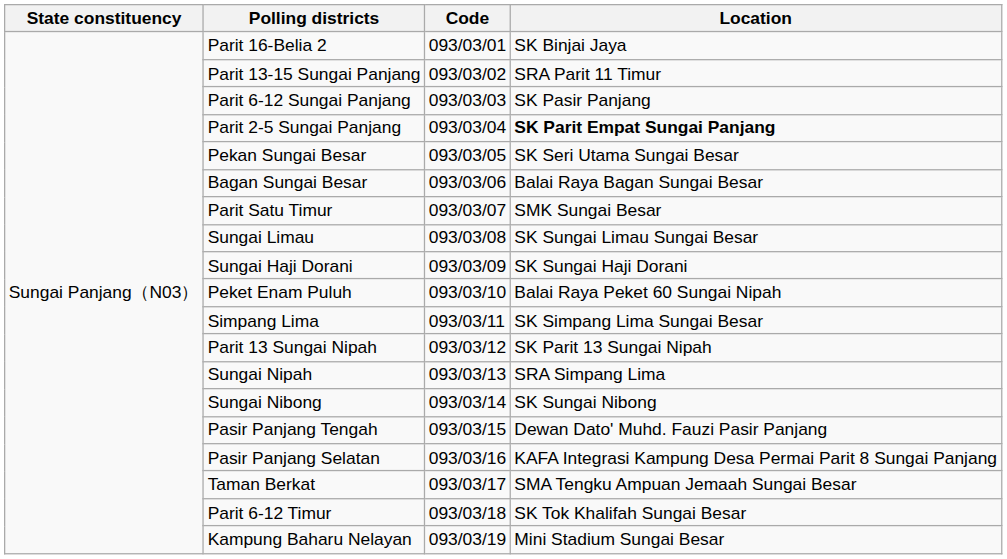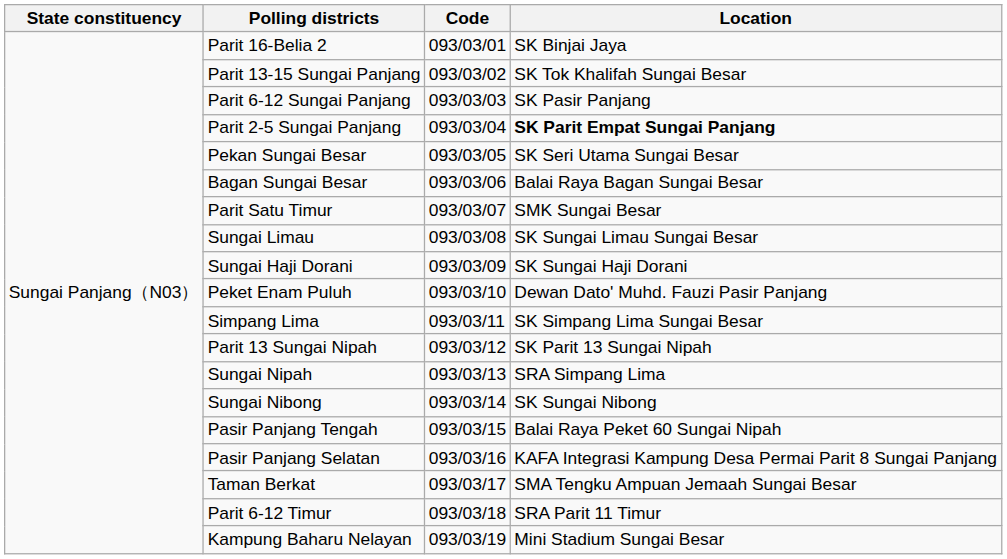(588, 73) SRA Parit 11 Timur -> (630, 73) SK Tok Khalifah Sungai Besar
(648, 292) Balai Raya Peket 60 Sungai Nipah -> (671, 292) Dewan Dato' Muhd. Fauzi Pasir Panjang
(671, 430) Dewan Dato' Muhd. Fauzi Pasir Panjang -> (648, 430) Balai Raya Peket 60 Sungai Nipah
(630, 512) SK Tok Khalifah Sungai Besar -> (588, 512) SRA Parit 11 Timur
